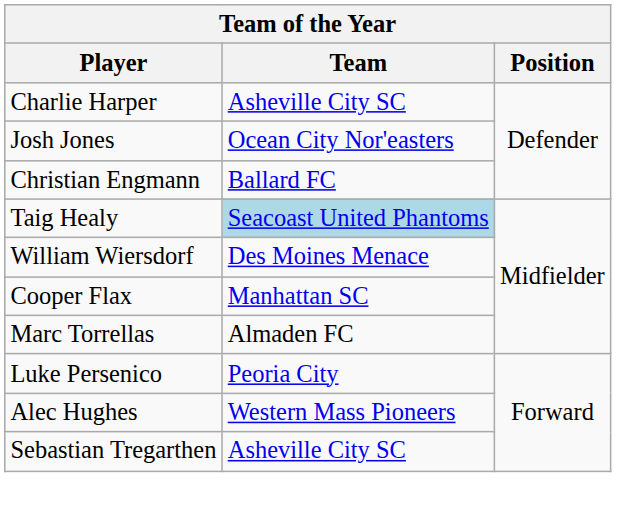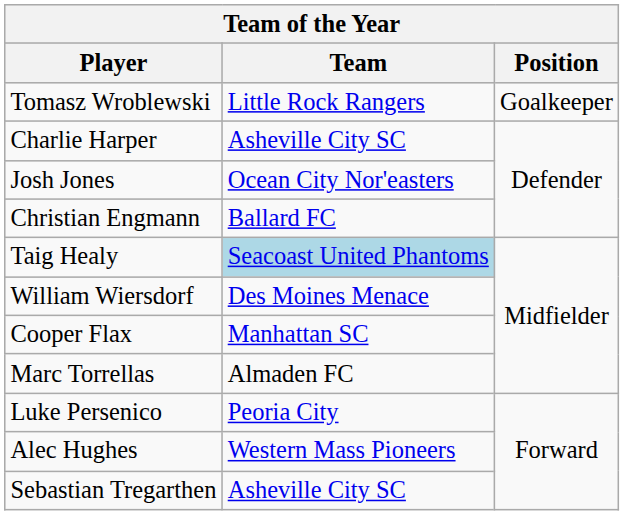+ row: (110, 101)
